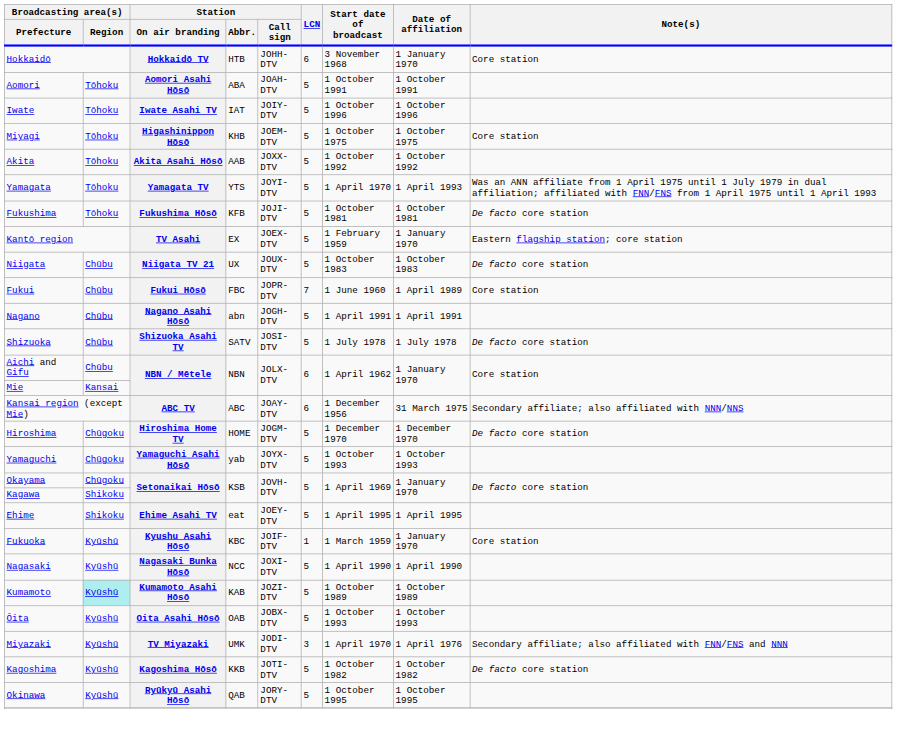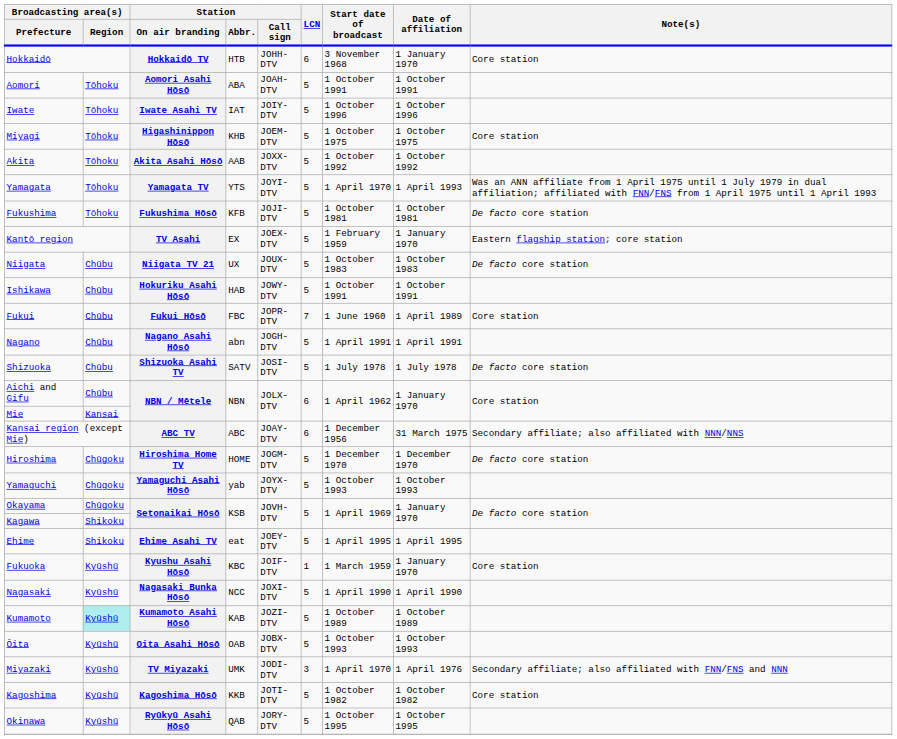+ row: (29, 291)
(530, 670) De facto core station -> (505, 695) Core station
